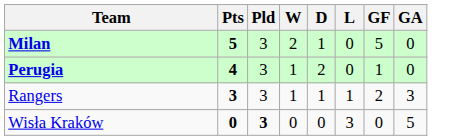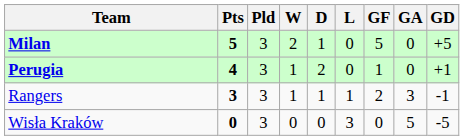+ column: (443, 17)
(263, 122) bold -> (263, 122) normal
